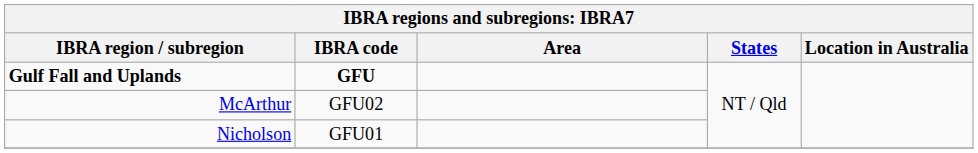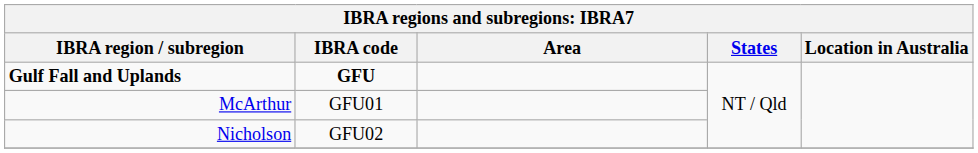(356, 104) GFU02 -> (356, 104) GFU01
(356, 133) GFU01 -> (356, 133) GFU02
